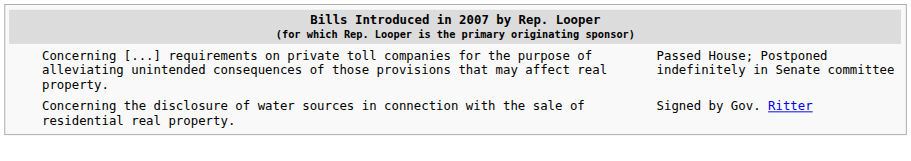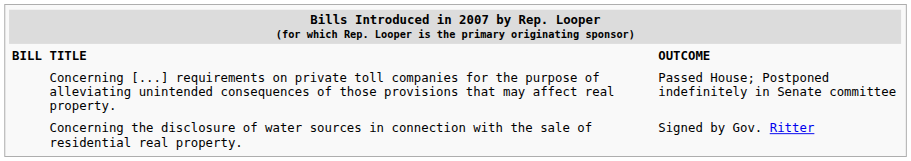+ row: (68, 55)
